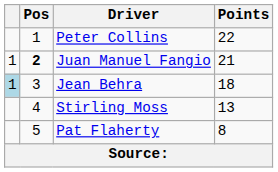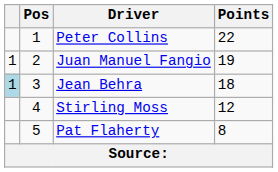(36, 63) bold -> (36, 63) normal
(226, 63) 21 -> (226, 63) 19
(226, 109) 13 -> (226, 109) 12
